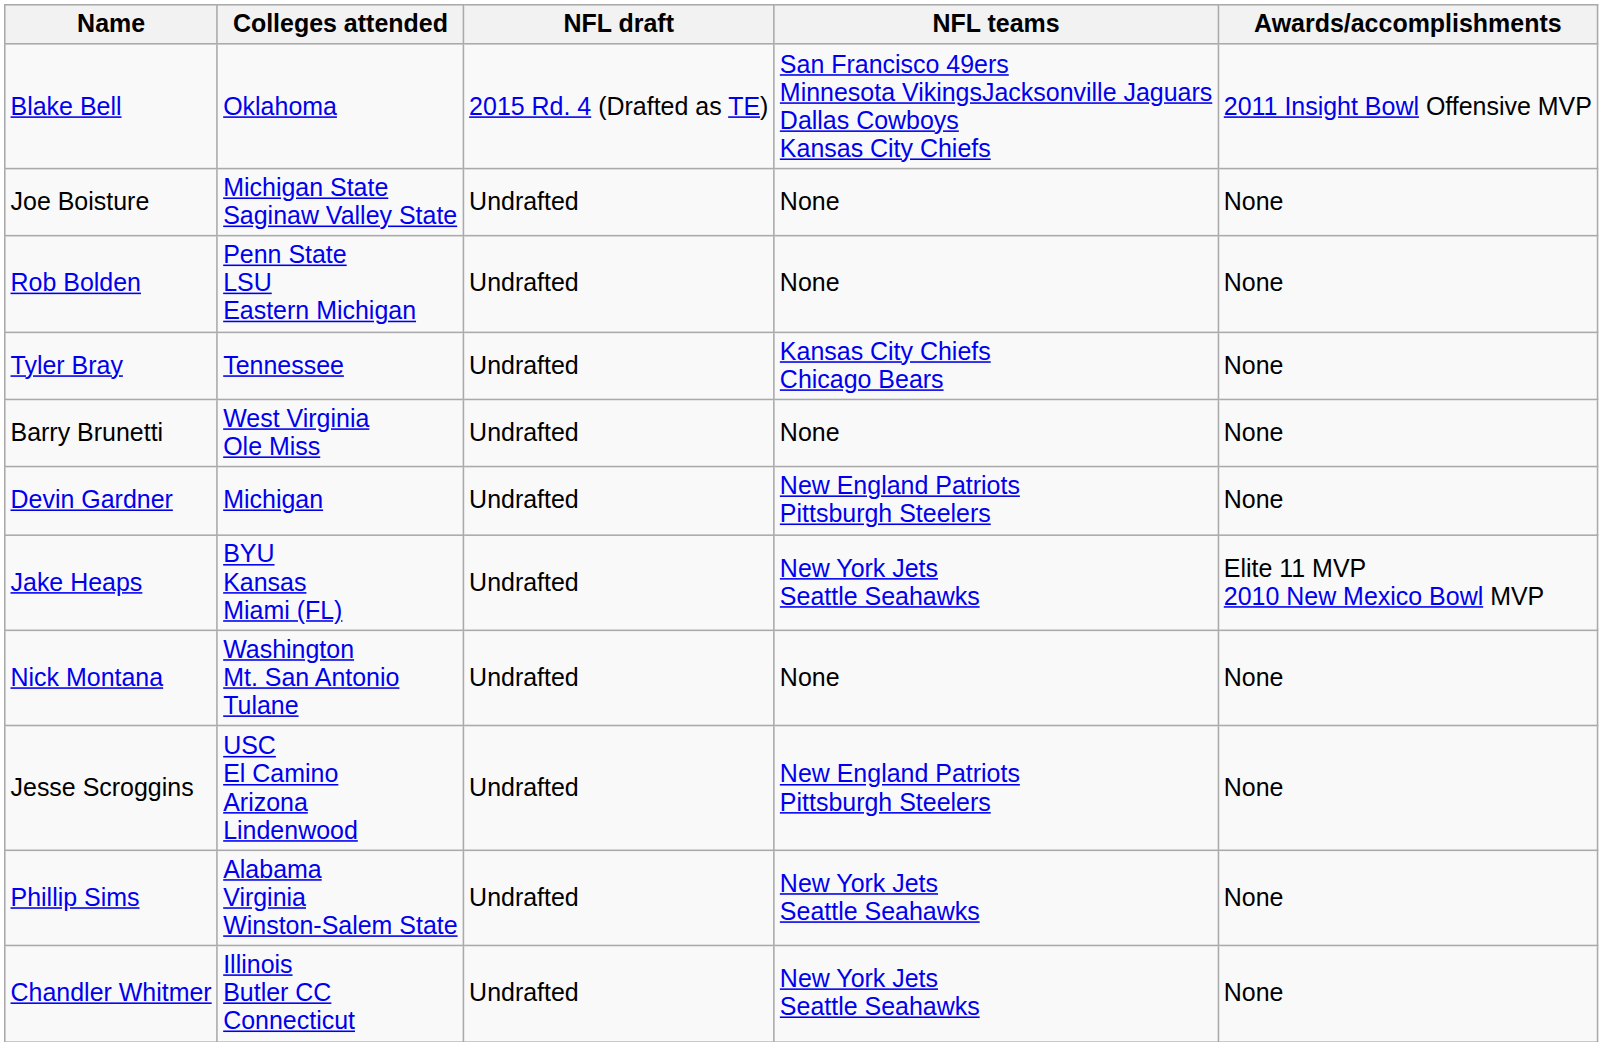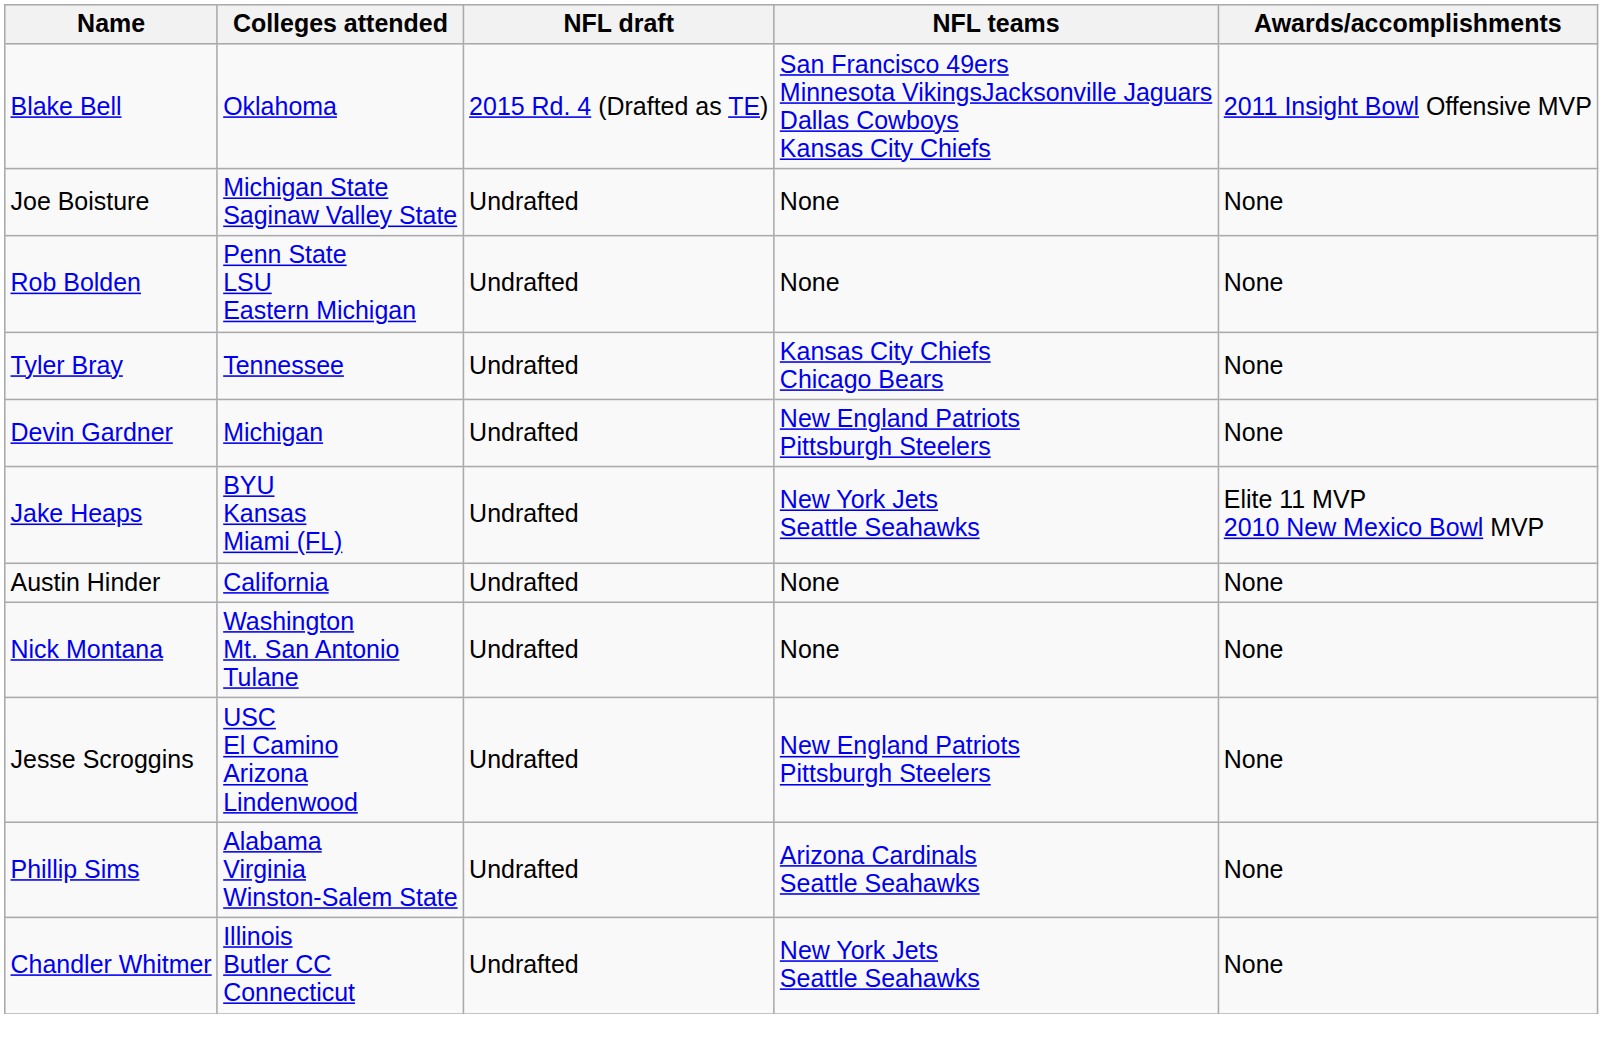- row: (87, 432)
+ row: (85, 582)
(880, 897) New York Jets Seattle Seahawks -> (880, 869) Arizona Cardinals Seattle Seahawks
